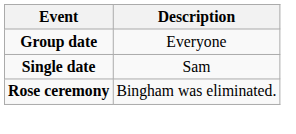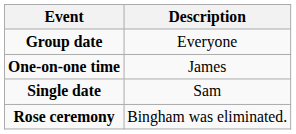+ row: (64, 66)
